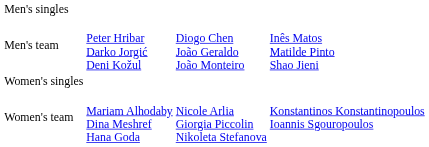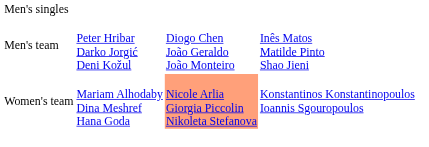- row: (44, 81)
(221, 124) no background -> (211, 108) lightsalmon background
